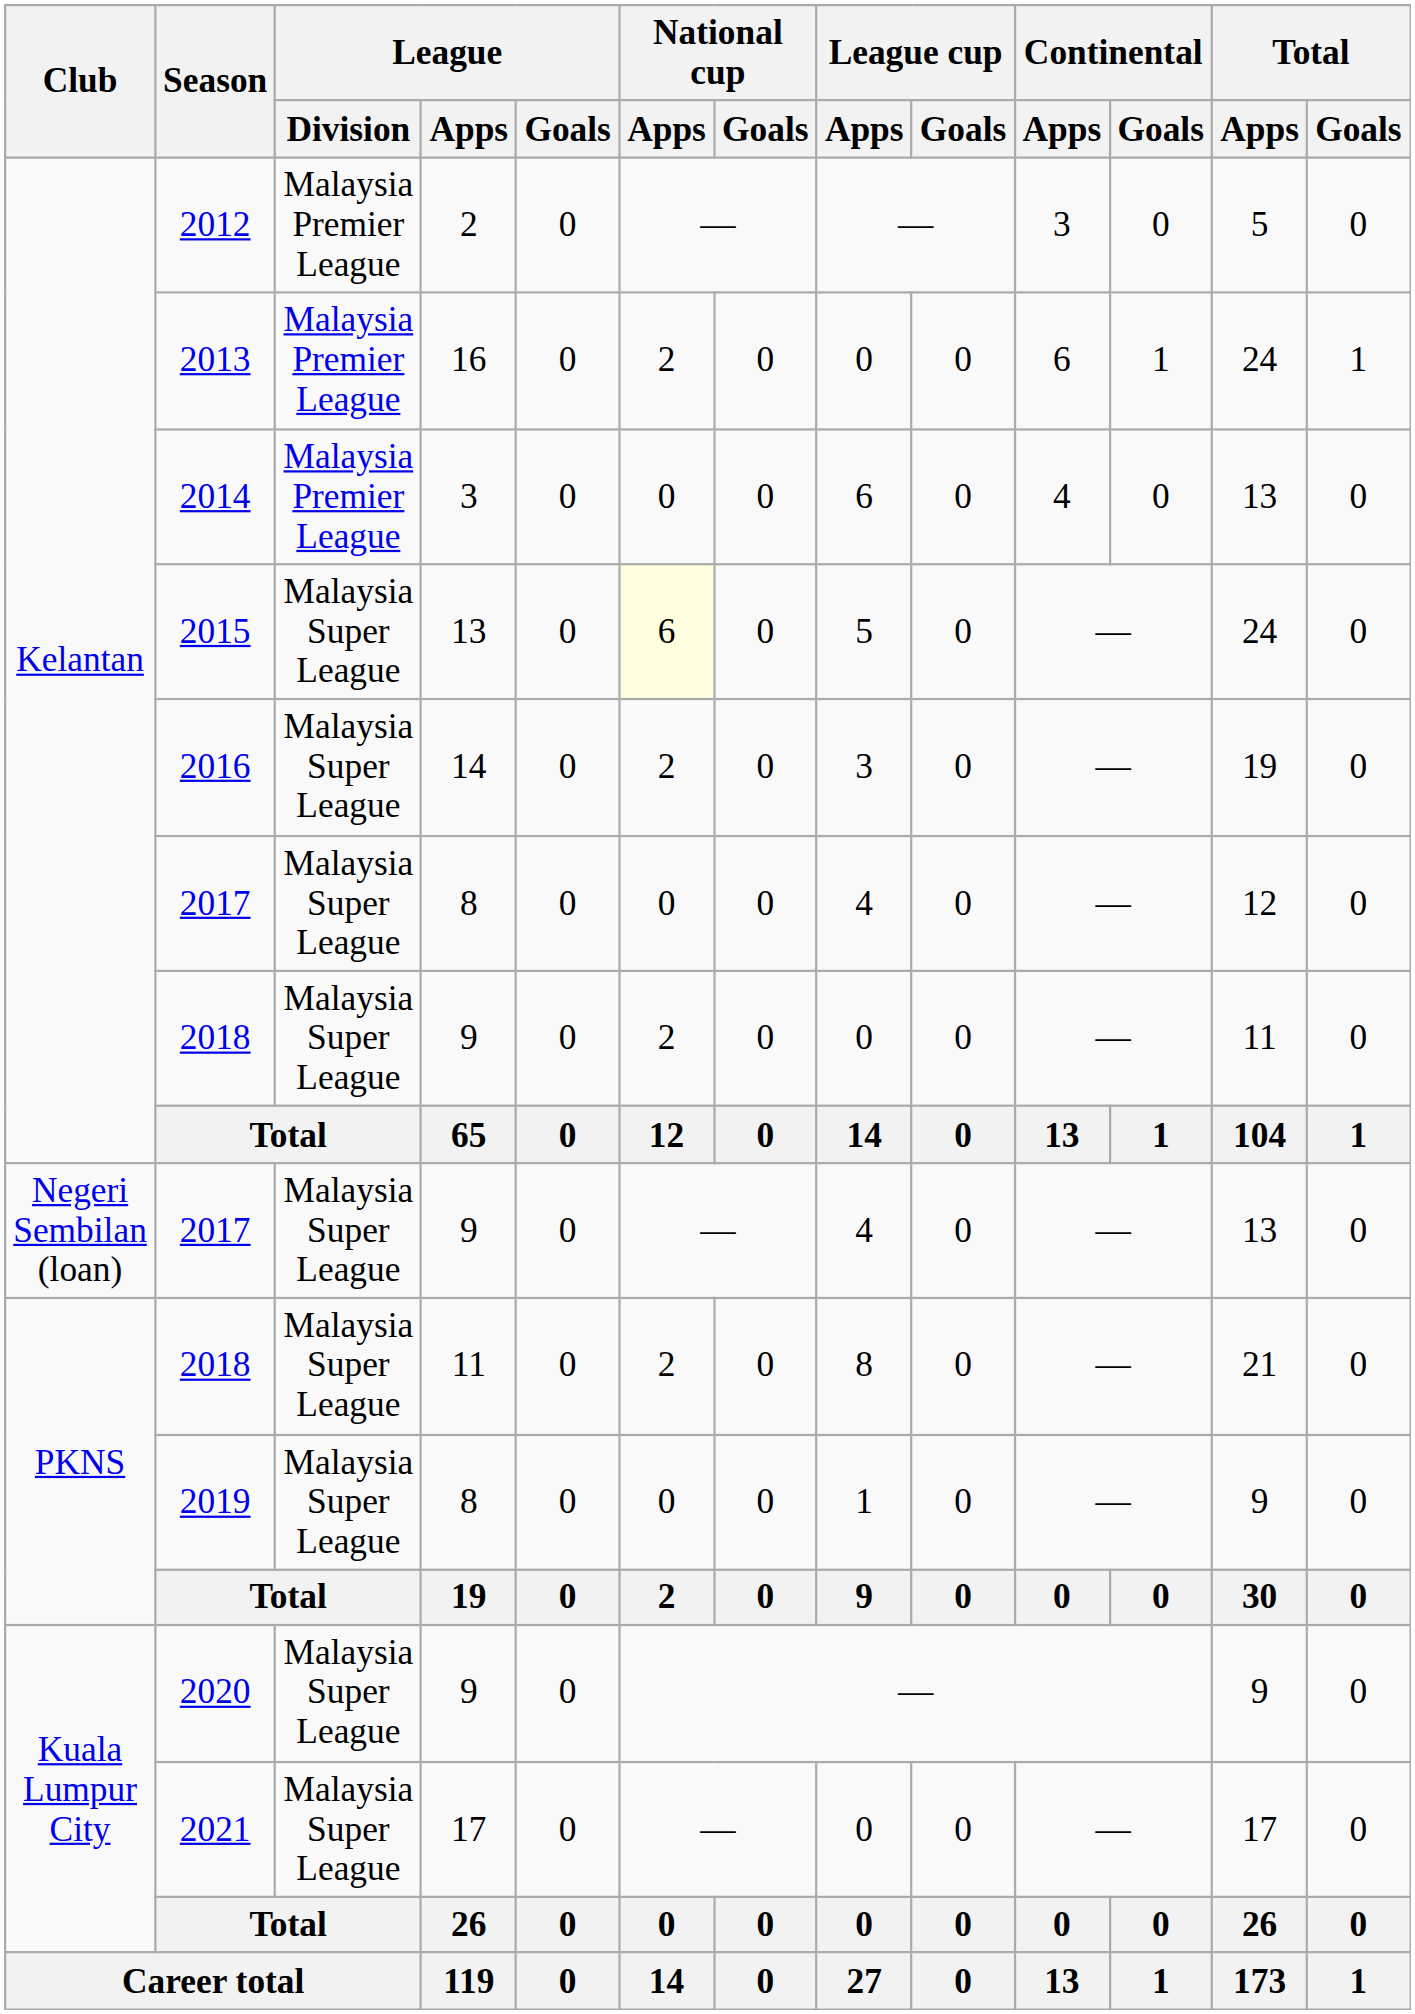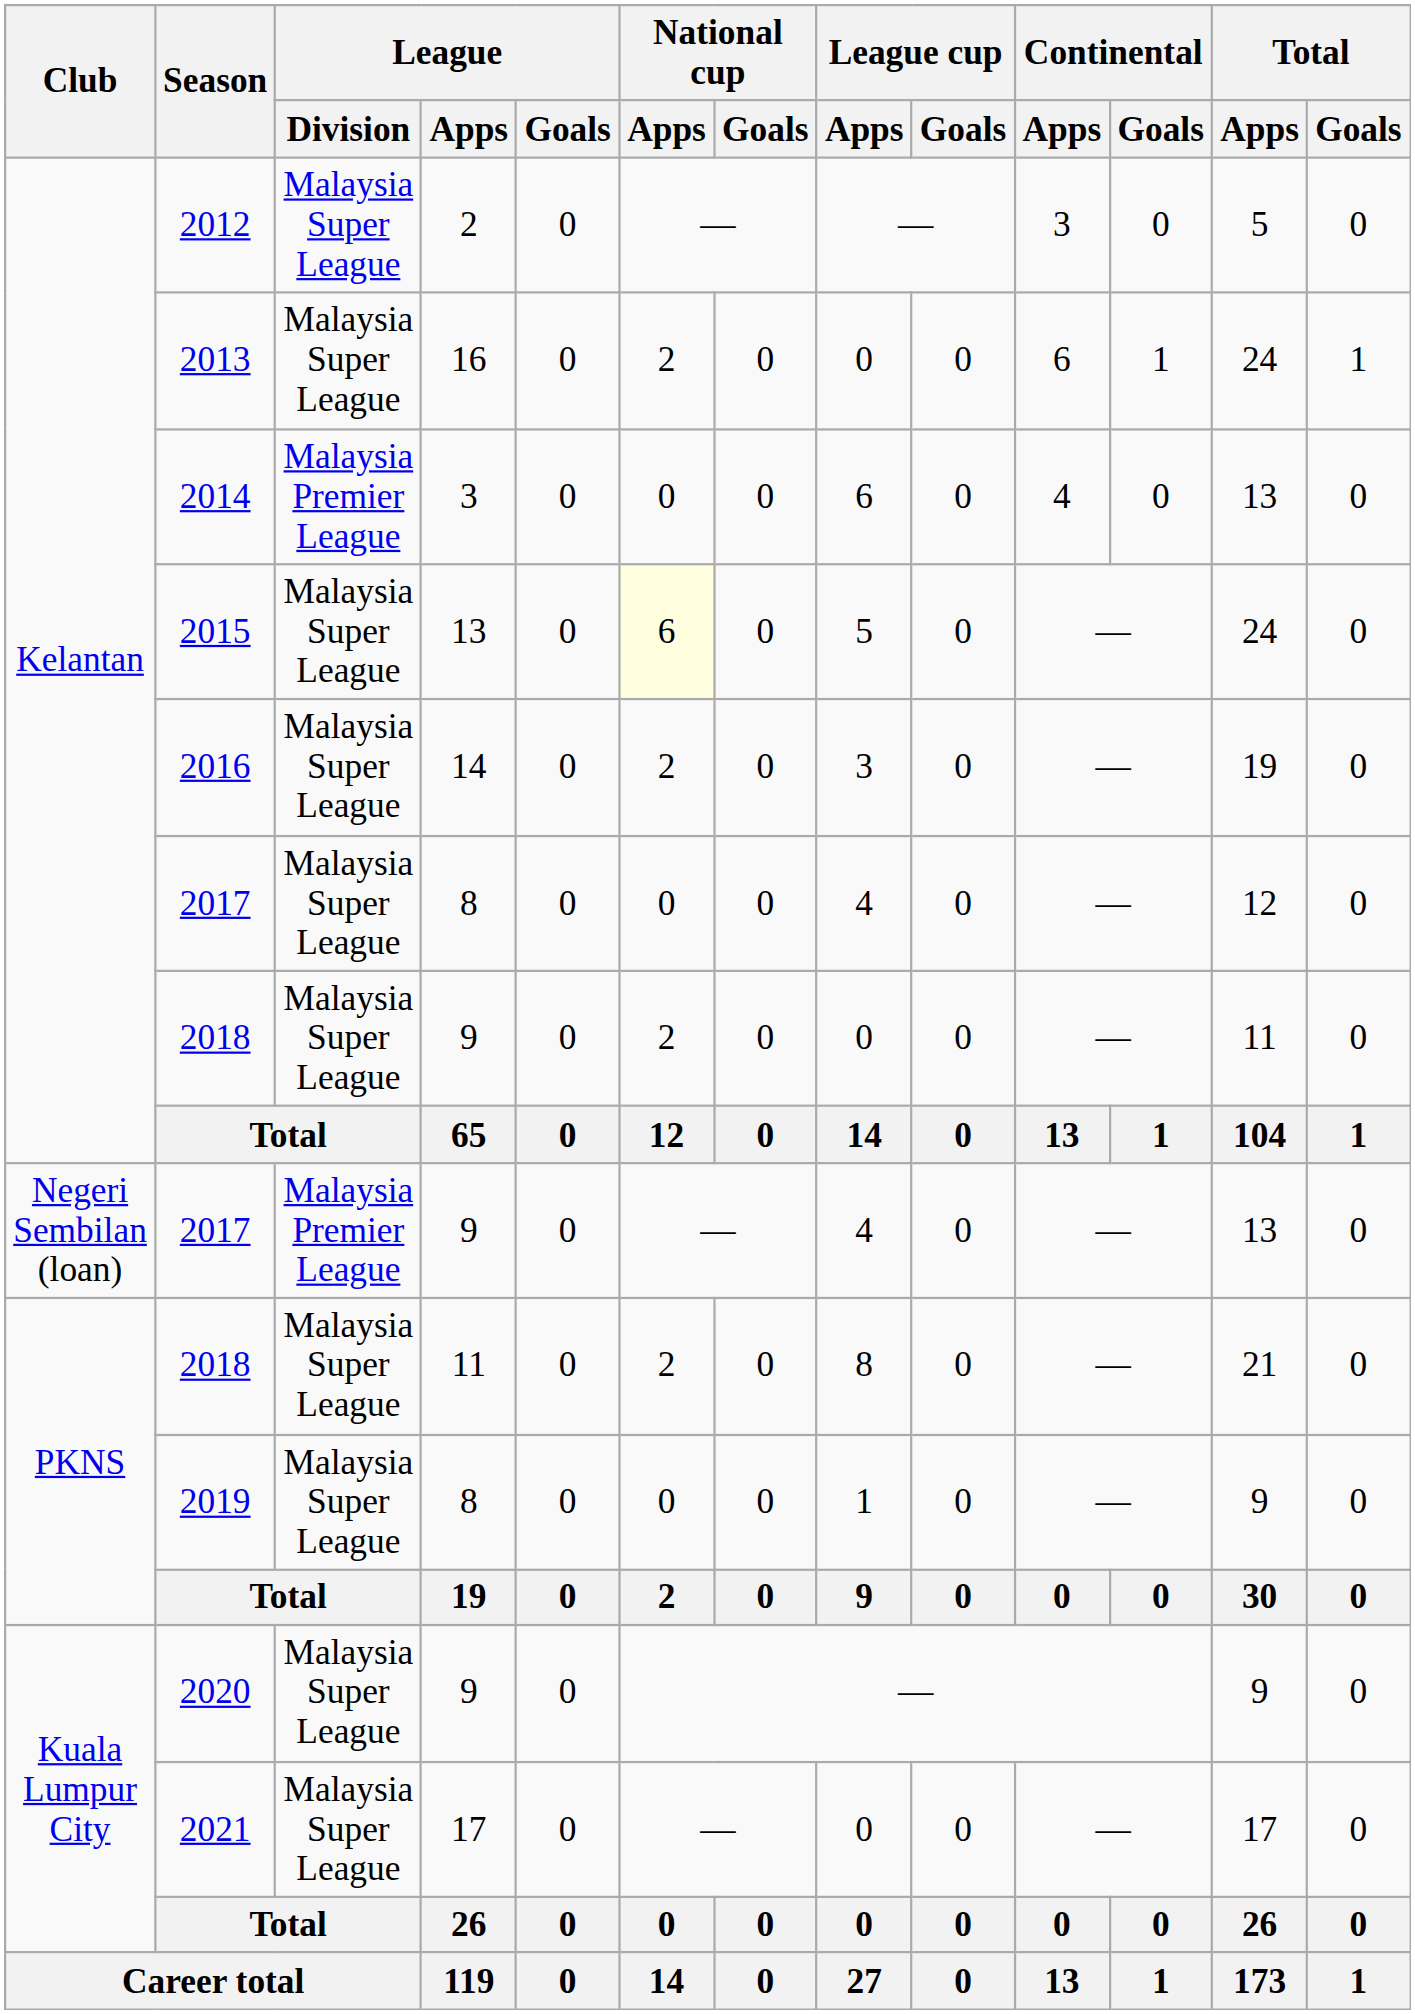(348, 224) Malaysia Premier League -> (348, 224) Malaysia Super League
(348, 359) Malaysia Premier League -> (348, 359) Malaysia Super League
(348, 1229) Malaysia Super League -> (348, 1229) Malaysia Premier League
